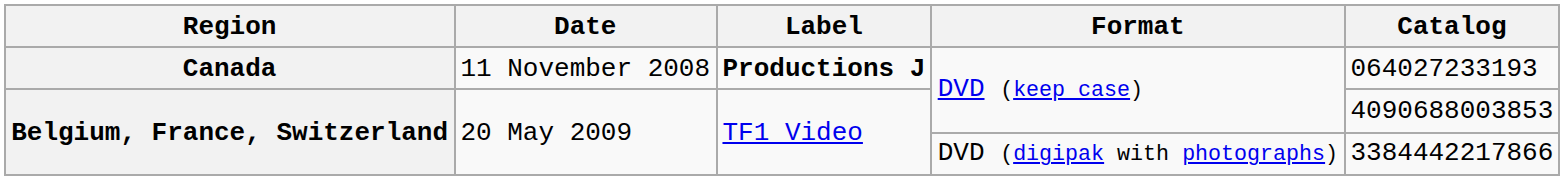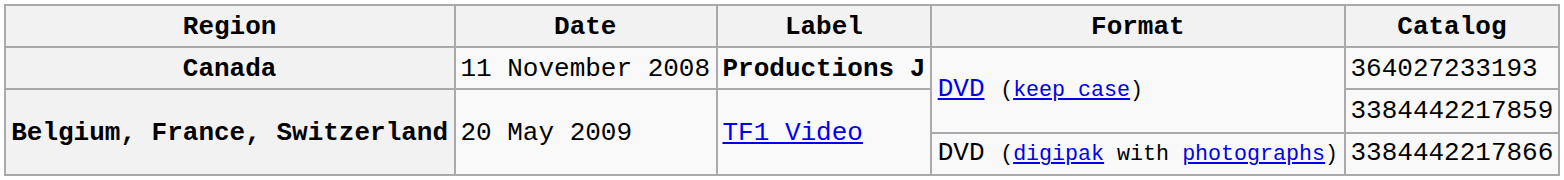(1444, 69) 064027233193 -> (1444, 69) 364027233193
(1452, 111) 4090688003853 -> (1452, 111) 3384442217859
